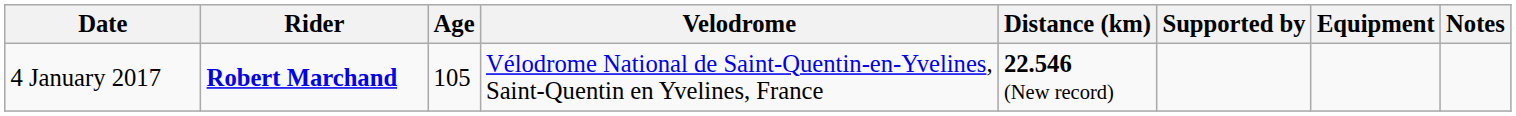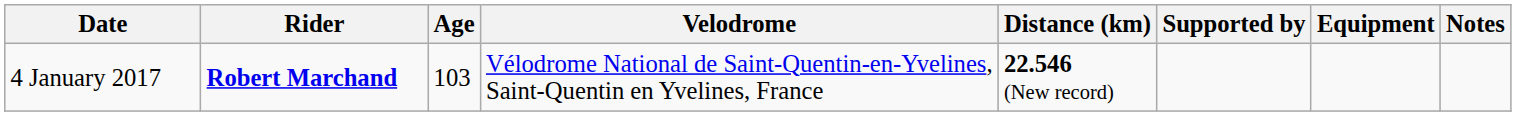(452, 76) 105 -> (452, 76) 103
